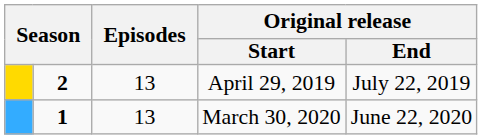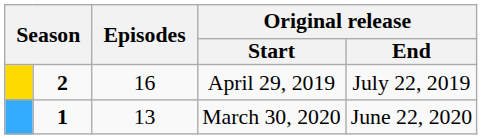(145, 82) 13 -> (145, 82) 16
